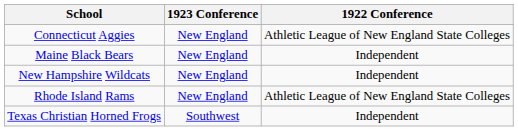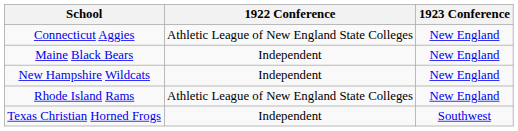columns swapped: (387, 14) <-> (213, 14)
